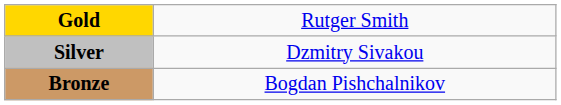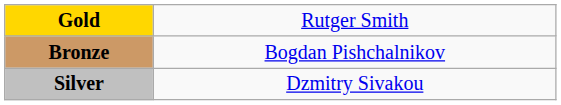rows swapped: (79, 52) <-> (79, 83)
